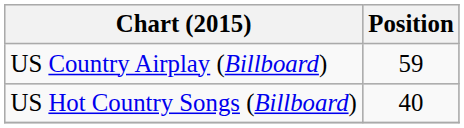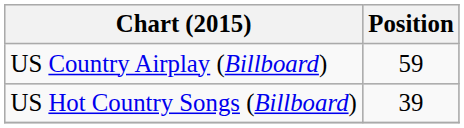(411, 102) 40 -> (411, 102) 39
